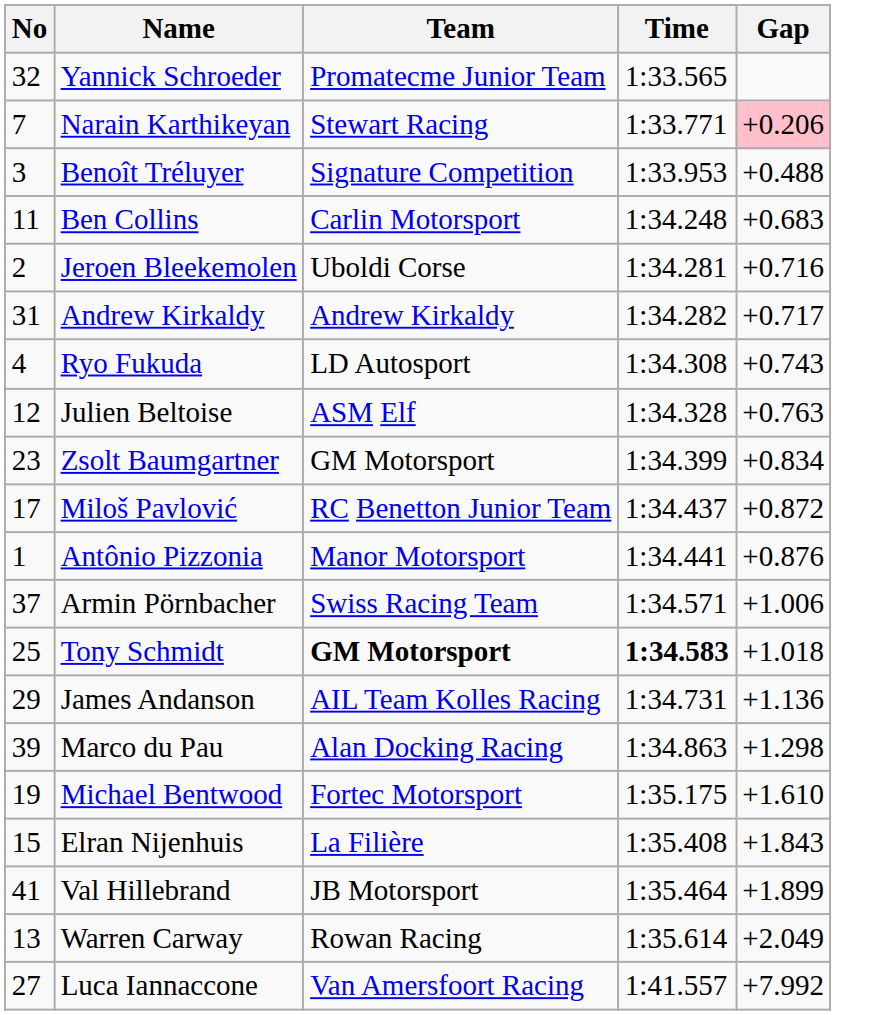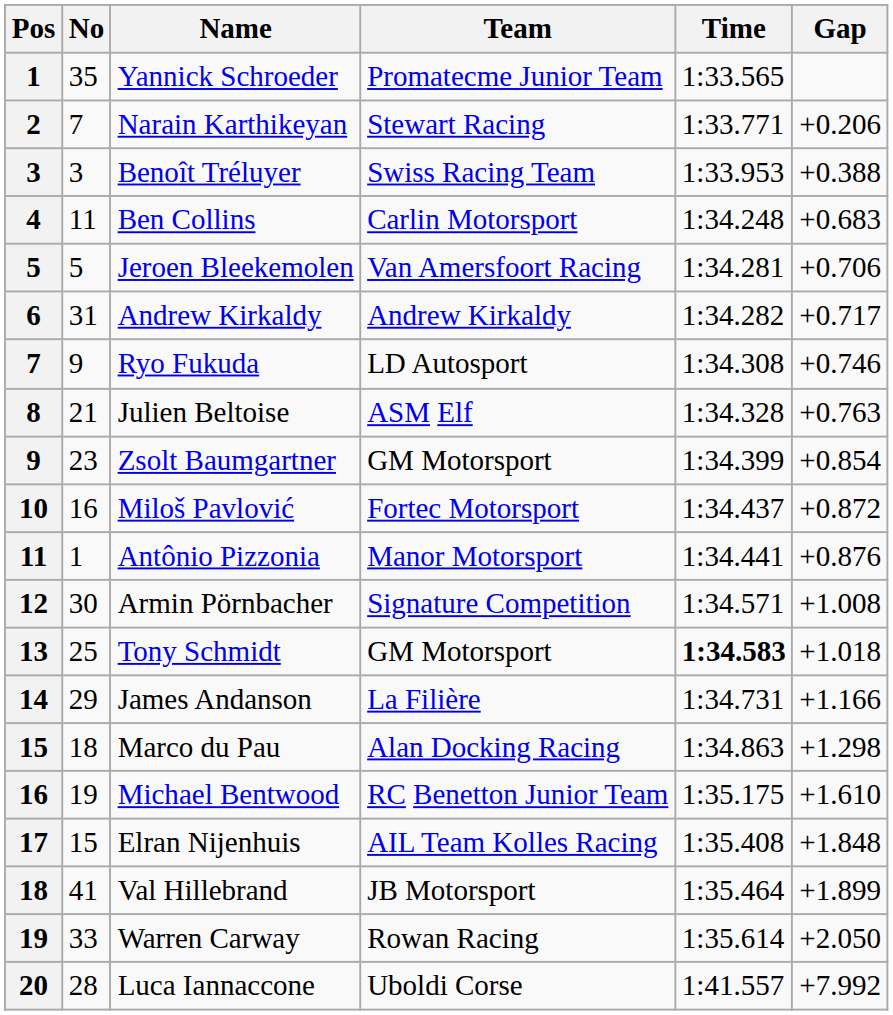+ column: (33, 28)
(26, 76) 32 -> (83, 76) 35
(783, 124) pink background -> (840, 124) no background
(442, 172) Signature Competition -> (481, 172) Swiss Racing Team
(783, 172) +0.488 -> (840, 172) +0.388
(19, 267) 2 -> (76, 267) 5
(388, 267) Uboldi Corse -> (504, 267) Van Amersfoort Racing
(783, 267) +0.716 -> (840, 267) +0.706
(19, 363) 4 -> (76, 363) 9
(783, 363) +0.743 -> (840, 363) +0.746
(26, 411) 12 -> (83, 411) 21
(783, 459) +0.834 -> (840, 459) +0.854
(26, 507) 17 -> (83, 507) 16
(461, 507) RC Benetton Junior Team -> (473, 507) Fortec Motorsport
(26, 603) 37 -> (83, 603) 30
(424, 603) Swiss Racing Team -> (499, 603) Signature Competition
(783, 603) +1.006 -> (840, 603) +1.008
(410, 650) bold -> (459, 650) normal
(455, 698) AIL Team Kolles Racing -> (424, 698) La Filière
(783, 698) +1.136 -> (840, 698) +1.166
(26, 746) 39 -> (83, 746) 18
(416, 794) Fortec Motorsport -> (518, 794) RC Benetton Junior Team
(367, 842) La Filière -> (512, 842) AIL Team Kolles Racing
(783, 842) +1.843 -> (840, 842) +1.848
(26, 938) 13 -> (83, 938) 33
(783, 938) +2.049 -> (840, 938) +2.050
(26, 986) 27 -> (83, 986) 28
(447, 986) Van Amersfoort Racing -> (445, 986) Uboldi Corse
